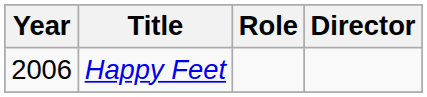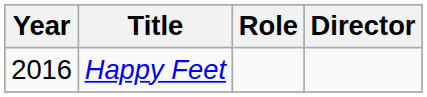(42, 69) 2006 -> (42, 69) 2016
